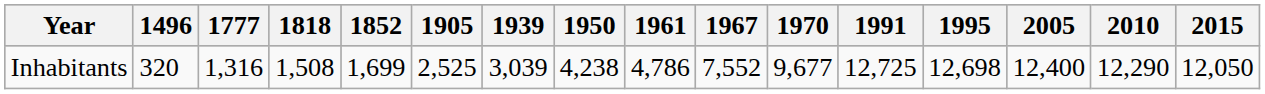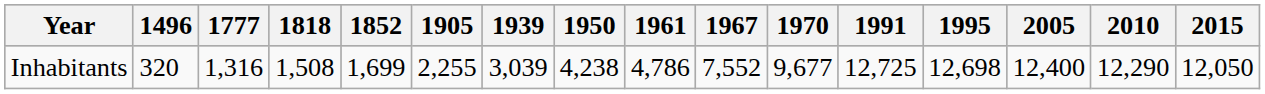(447, 66) 2,525 -> (447, 66) 2,255
